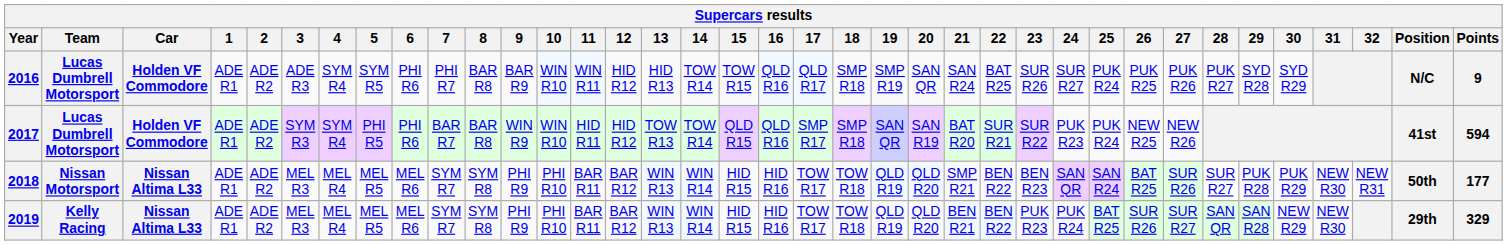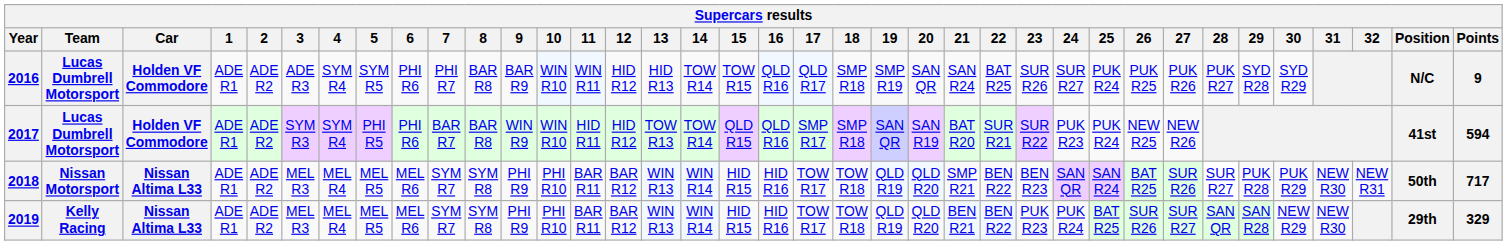(1478, 181) 177 -> (1478, 181) 717
